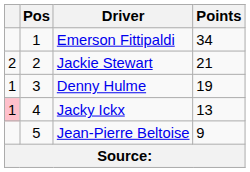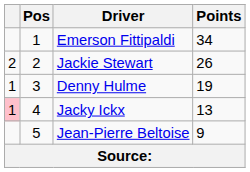(205, 63) 21 -> (205, 63) 26
